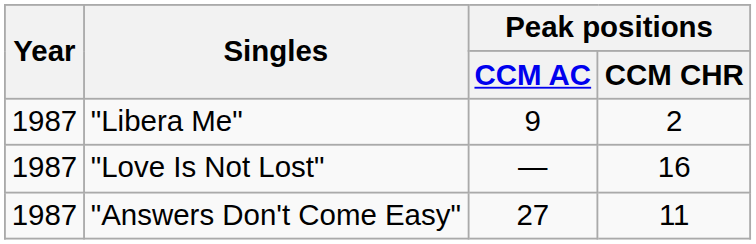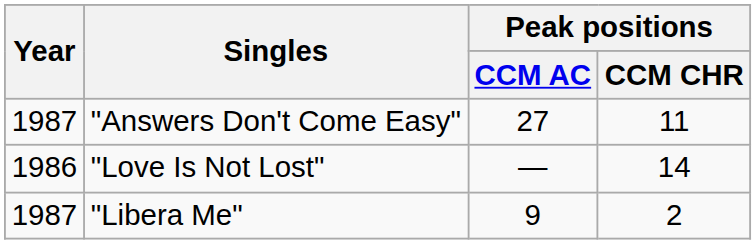rows swapped: (167, 121) <-> (276, 214)
(44, 167) 1987 -> (44, 167) 1986
(674, 167) 16 -> (674, 167) 14
